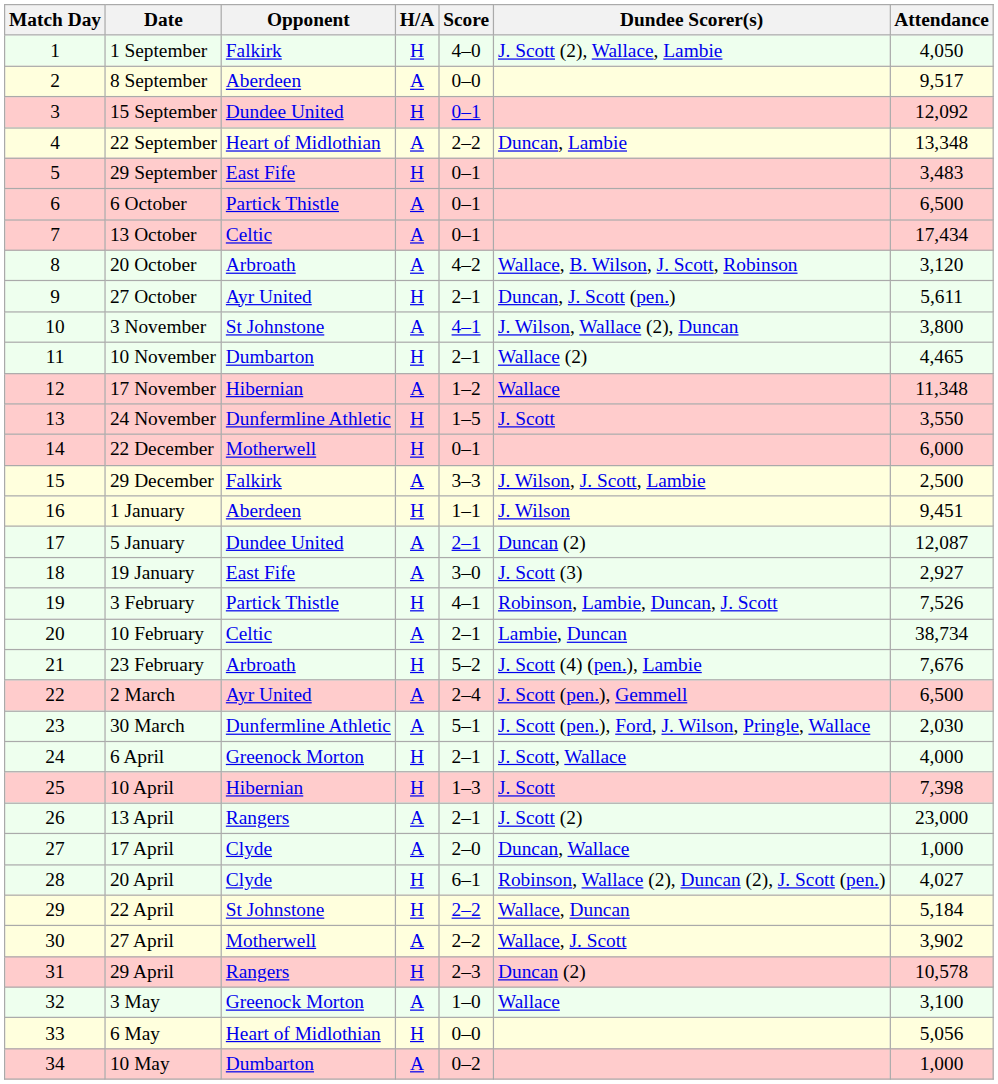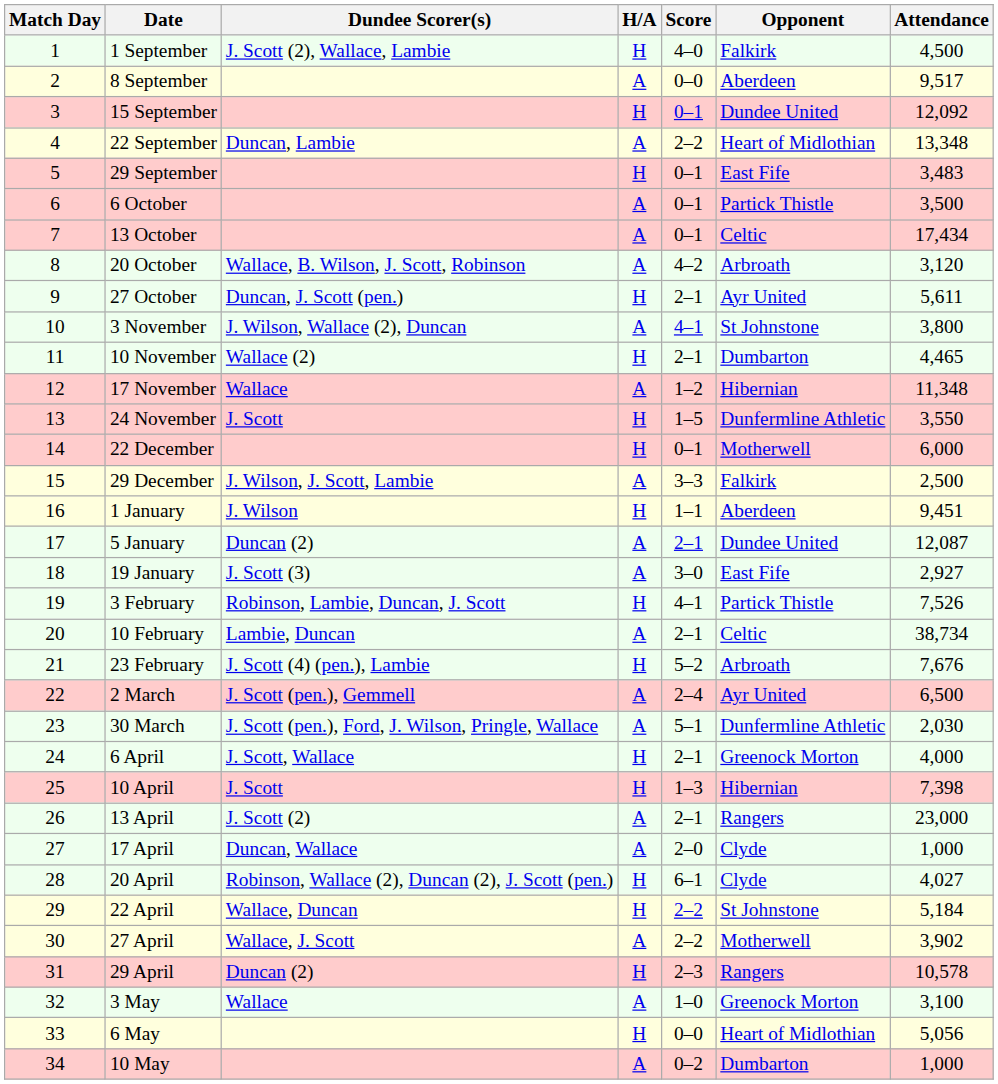columns swapped: (308, 19) <-> (692, 19)
(942, 50) 4,050 -> (942, 50) 4,500
(942, 204) 6,500 -> (942, 204) 3,500
